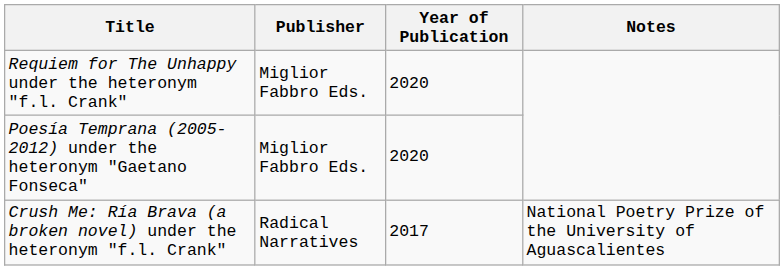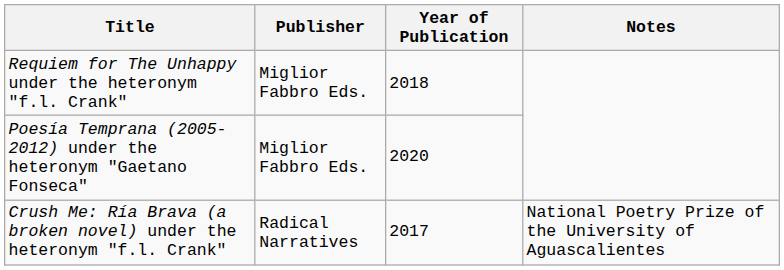(409, 83) 2020 -> (409, 83) 2018
